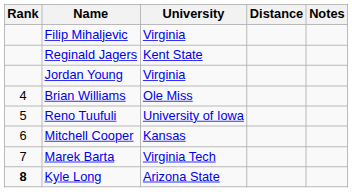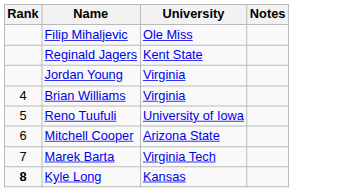- column: (277, 14)
(164, 34) Virginia -> (168, 34) Ole Miss
(168, 95) Ole Miss -> (164, 95) Virginia
(164, 136) Kansas -> (181, 136) Arizona State
(181, 177) Arizona State -> (164, 177) Kansas
